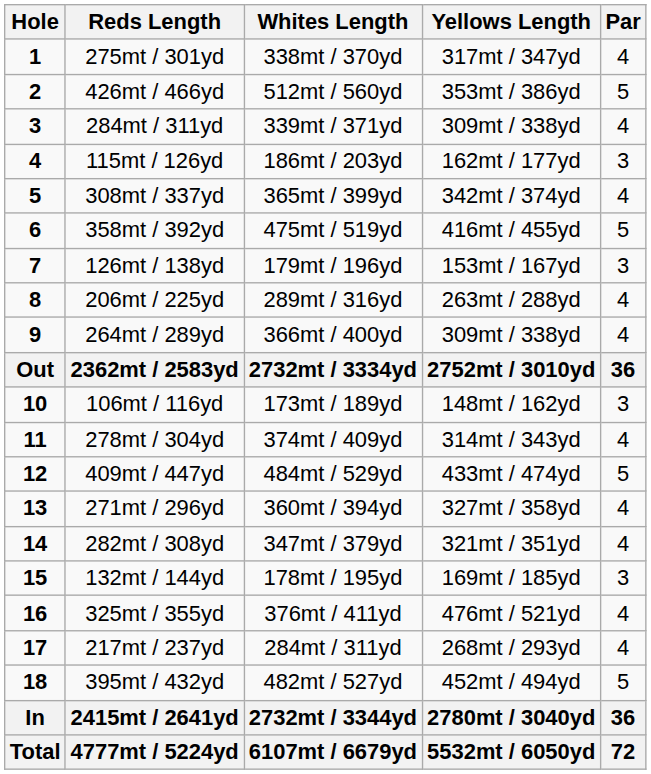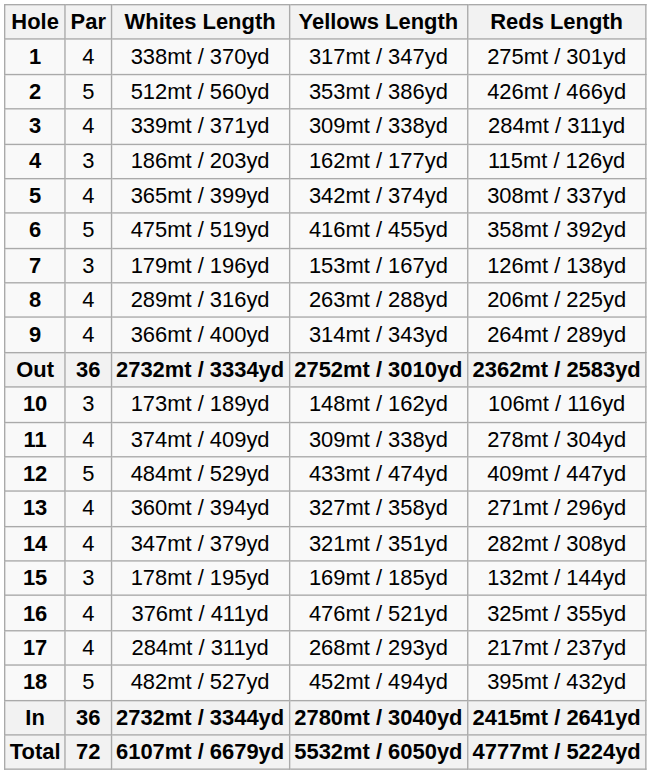columns swapped: (623, 21) <-> (155, 21)
(511, 334) 309mt / 338yd -> (378, 334) 314mt / 343yd
(511, 439) 314mt / 343yd -> (378, 439) 309mt / 338yd
